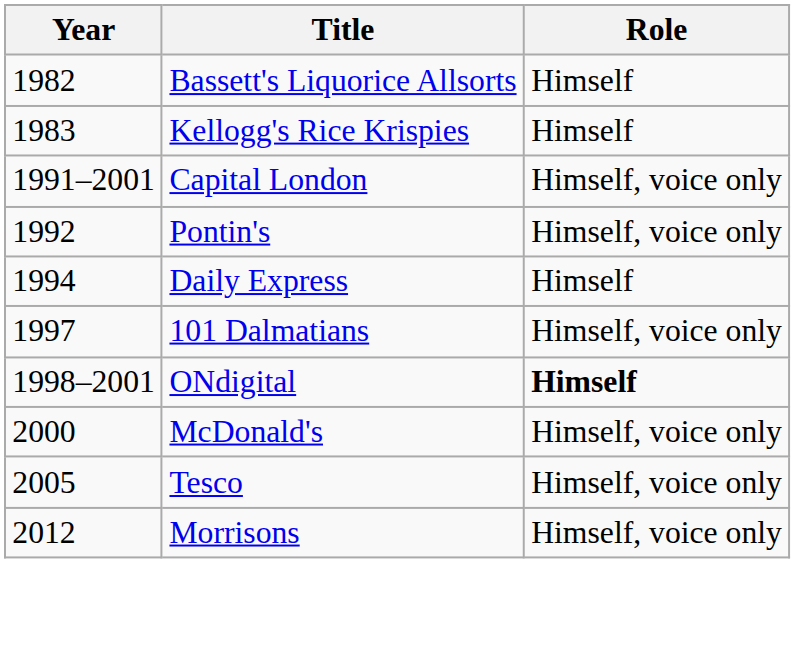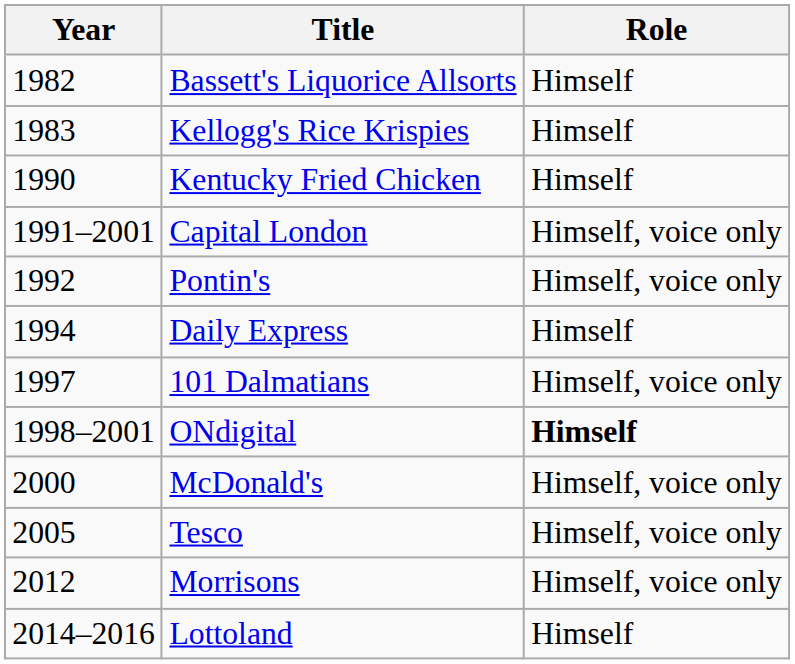+ row: (325, 180)
+ row: (231, 632)
